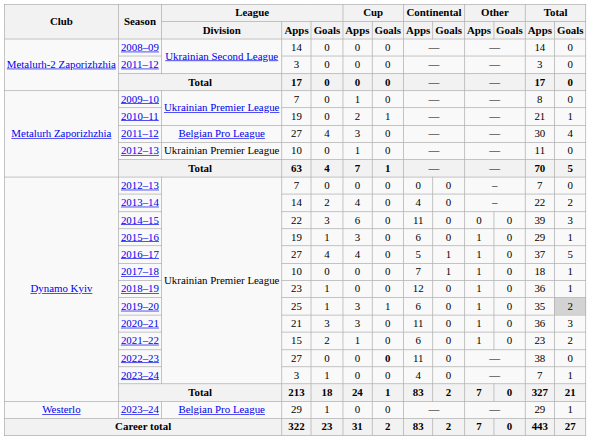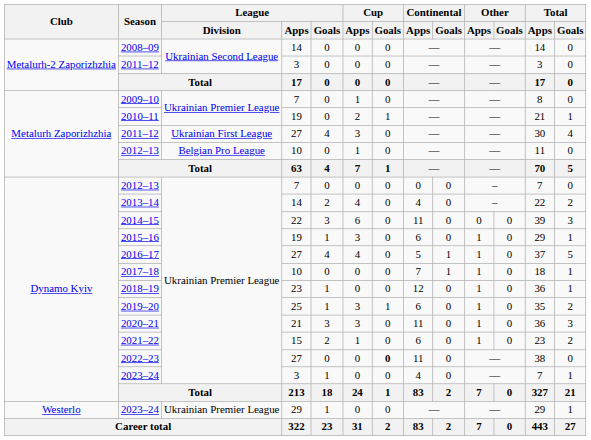(222, 133) Belgian Pro League -> (222, 133) Ukrainian First League
(222, 151) Ukrainian Premier League -> (222, 151) Belgian Pro League
(570, 306) lightgrey background -> (570, 306) no background
(222, 409) Belgian Pro League -> (222, 409) Ukrainian Premier League
